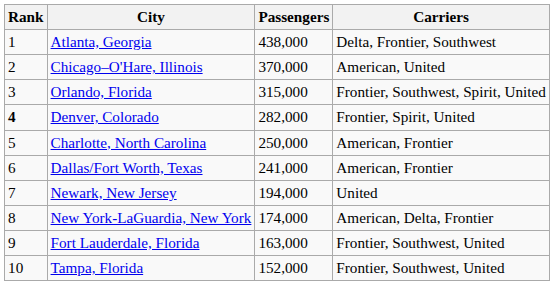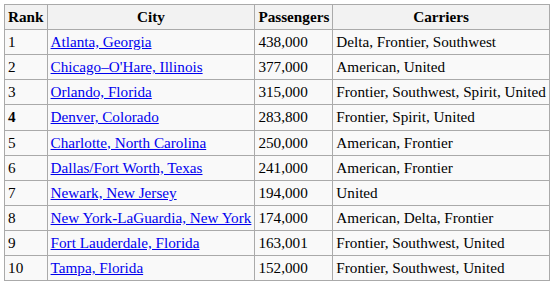(283, 67) 370,000 -> (283, 67) 377,000
(283, 117) 282,000 -> (283, 117) 283,800
(283, 242) 163,000 -> (283, 242) 163,001
